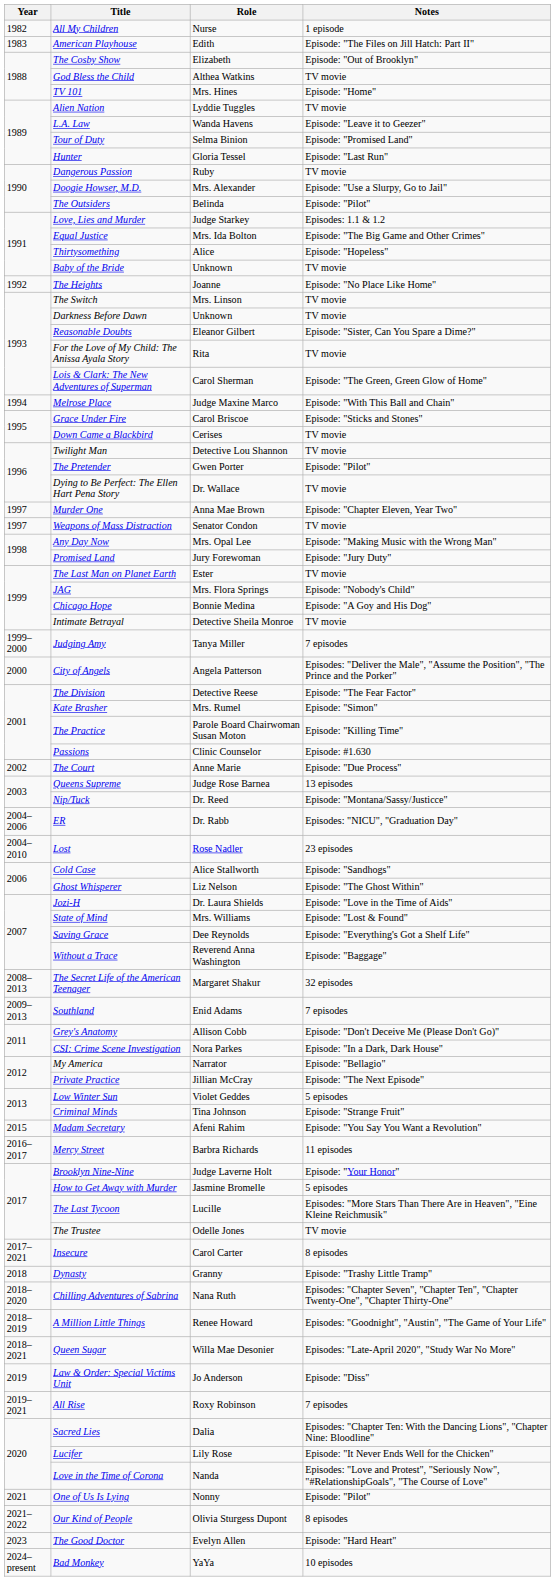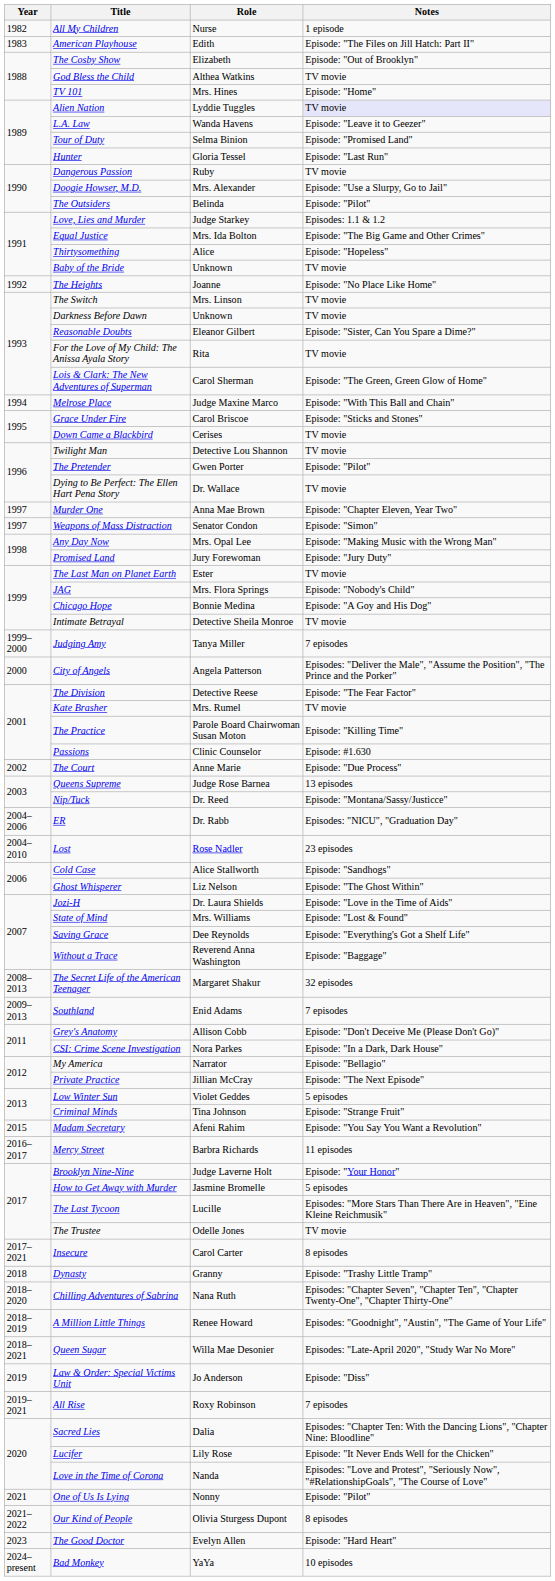(326, 108) no background -> (326, 108) lavender background
(326, 526) TV movie -> (342, 526) Episode: "Simon"
(342, 708) Episode: "Simon" -> (326, 708) TV movie
